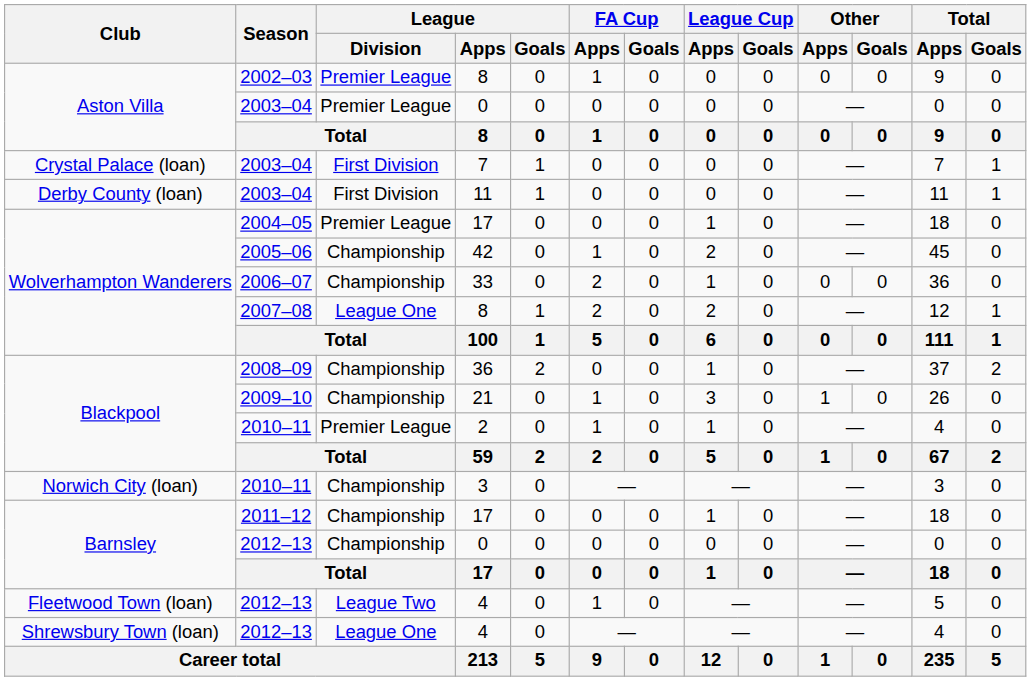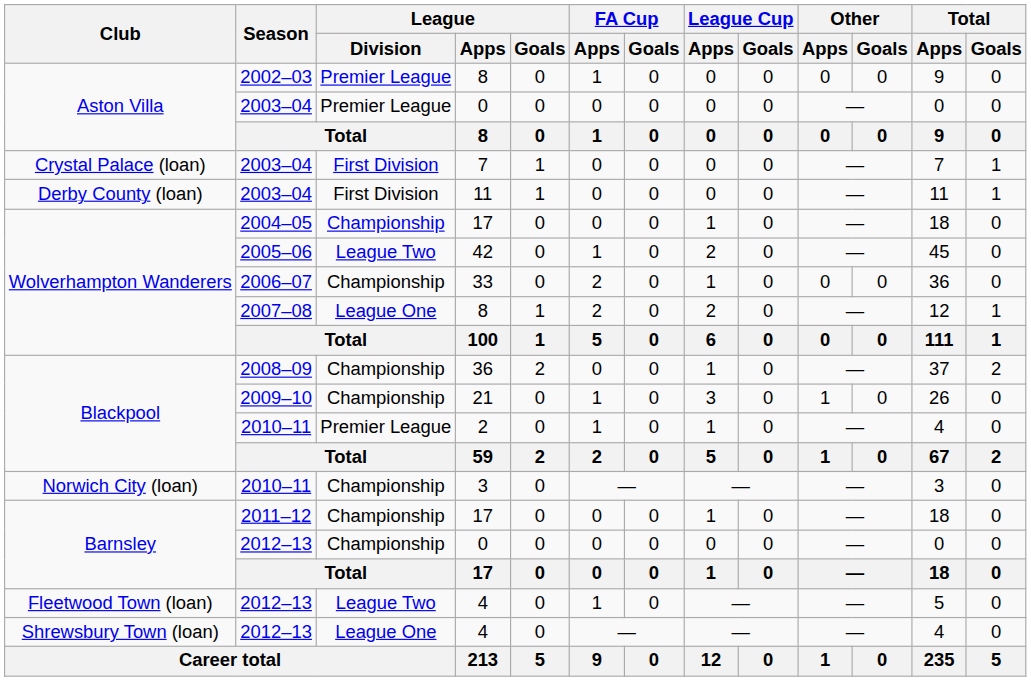(386, 223) Premier League -> (386, 223) Championship
(386, 252) Championship -> (386, 252) League Two
